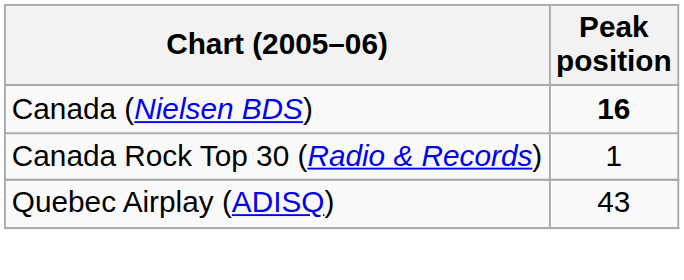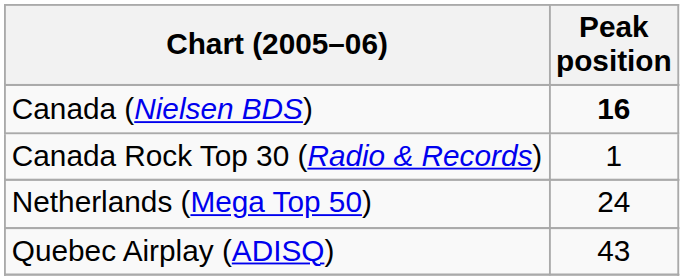+ row: (192, 203)
